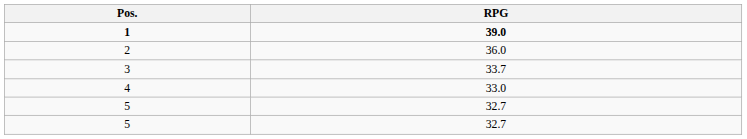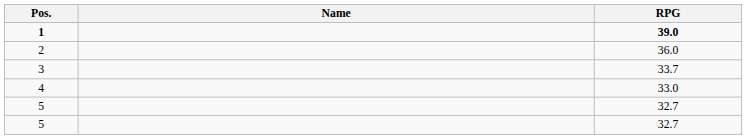+ column: (336, 13)
